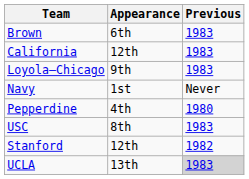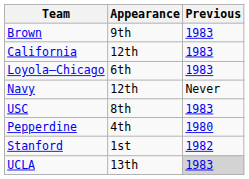(121, 33) 6th -> (121, 33) 9th
(121, 70) 9th -> (121, 70) 6th
(121, 89) 1st -> (124, 89) 12th
rows swapped: (42, 108) <-> (18, 127)
(124, 146) 12th -> (121, 146) 1st
